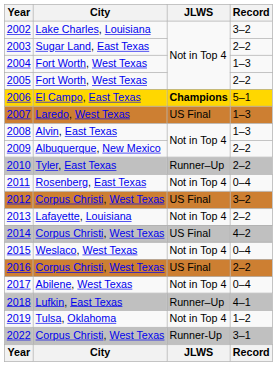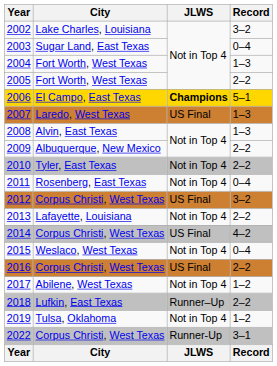(242, 47) 2–2 -> (242, 47) 0–4
(197, 166) Runner–Up -> (198, 166) Not in Top 4
(242, 285) 0–4 -> (242, 285) 1–2
(242, 302) 4–1 -> (242, 302) 2–2
